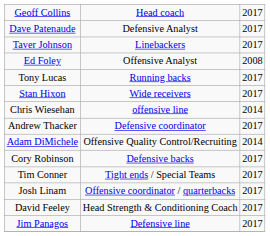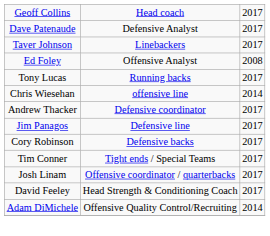- row: (42, 93)
rows swapped: (42, 223) <-> (42, 142)
